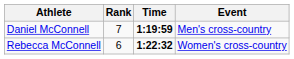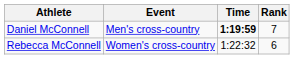columns swapped: (232, 13) <-> (119, 13)
(154, 46) bold -> (238, 46) normal
